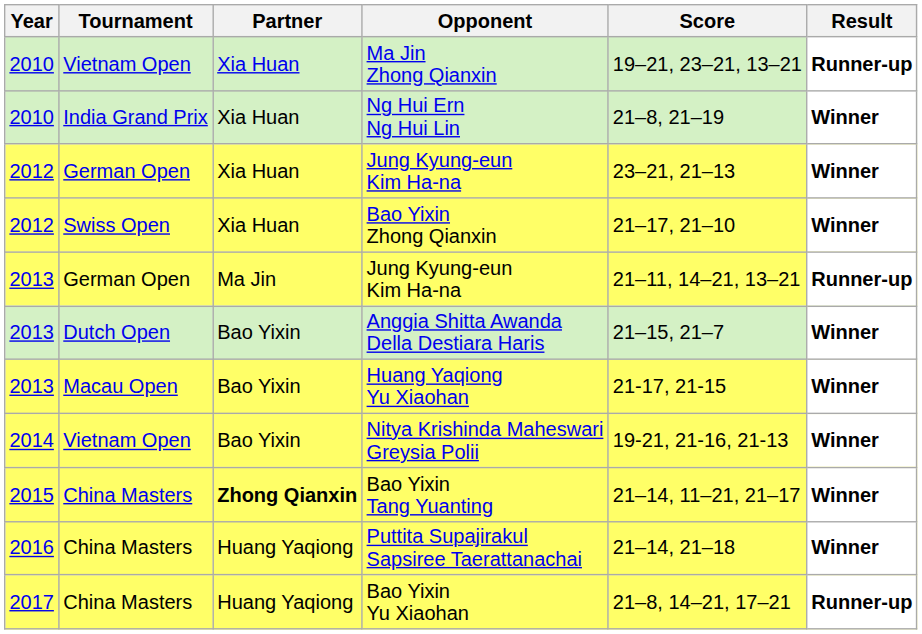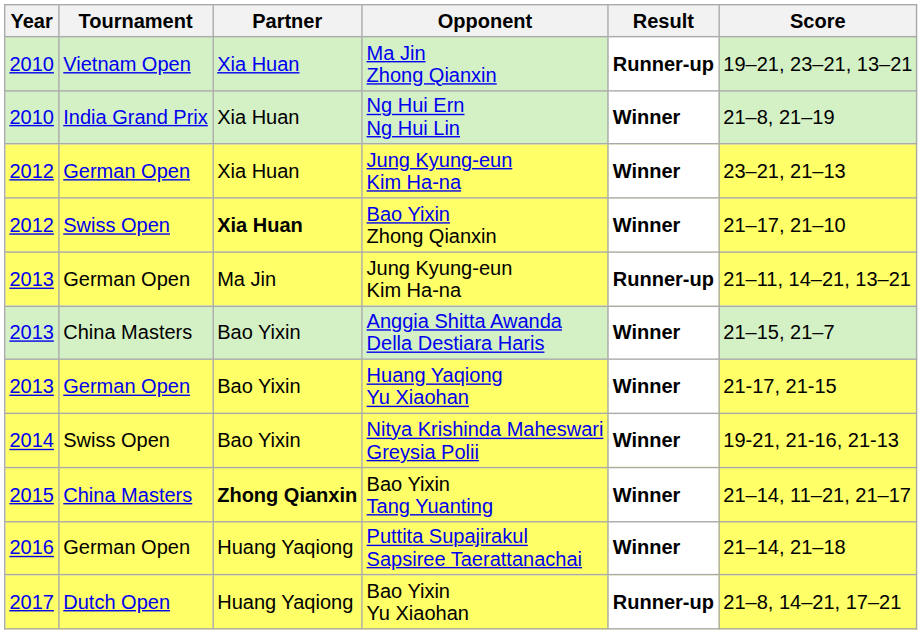columns swapped: (707, 21) <-> (862, 21)
(258, 225) normal -> (260, 225) bold
(117, 333) Dutch Open -> (128, 333) China Masters
(121, 387) Macau Open -> (127, 387) German Open
(127, 441) Vietnam Open -> (117, 441) Swiss Open
(128, 548) China Masters -> (127, 548) German Open
(128, 602) China Masters -> (117, 602) Dutch Open
